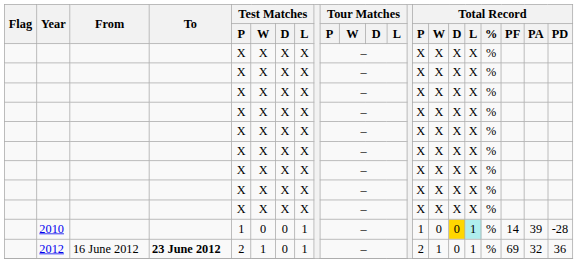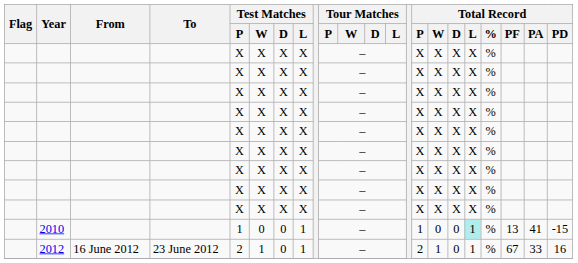(457, 229) gold background -> (456, 229) no background
(513, 229) 14 -> (512, 229) 13
(536, 229) 39 -> (536, 229) 41
(560, 229) -28 -> (560, 229) -15
(186, 248) bold -> (186, 248) normal
(513, 248) 69 -> (512, 248) 67
(536, 248) 32 -> (536, 248) 33
(560, 248) 36 -> (560, 248) 16
